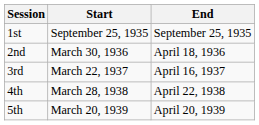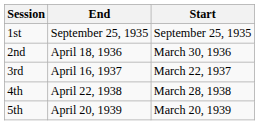columns swapped: (99, 14) <-> (203, 14)
